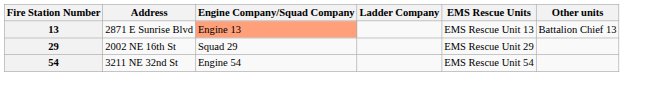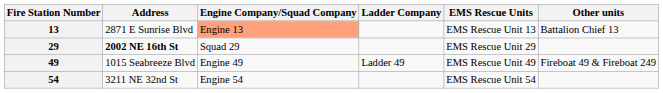(141, 46) normal -> (142, 46) bold
+ row: (54, 63)
